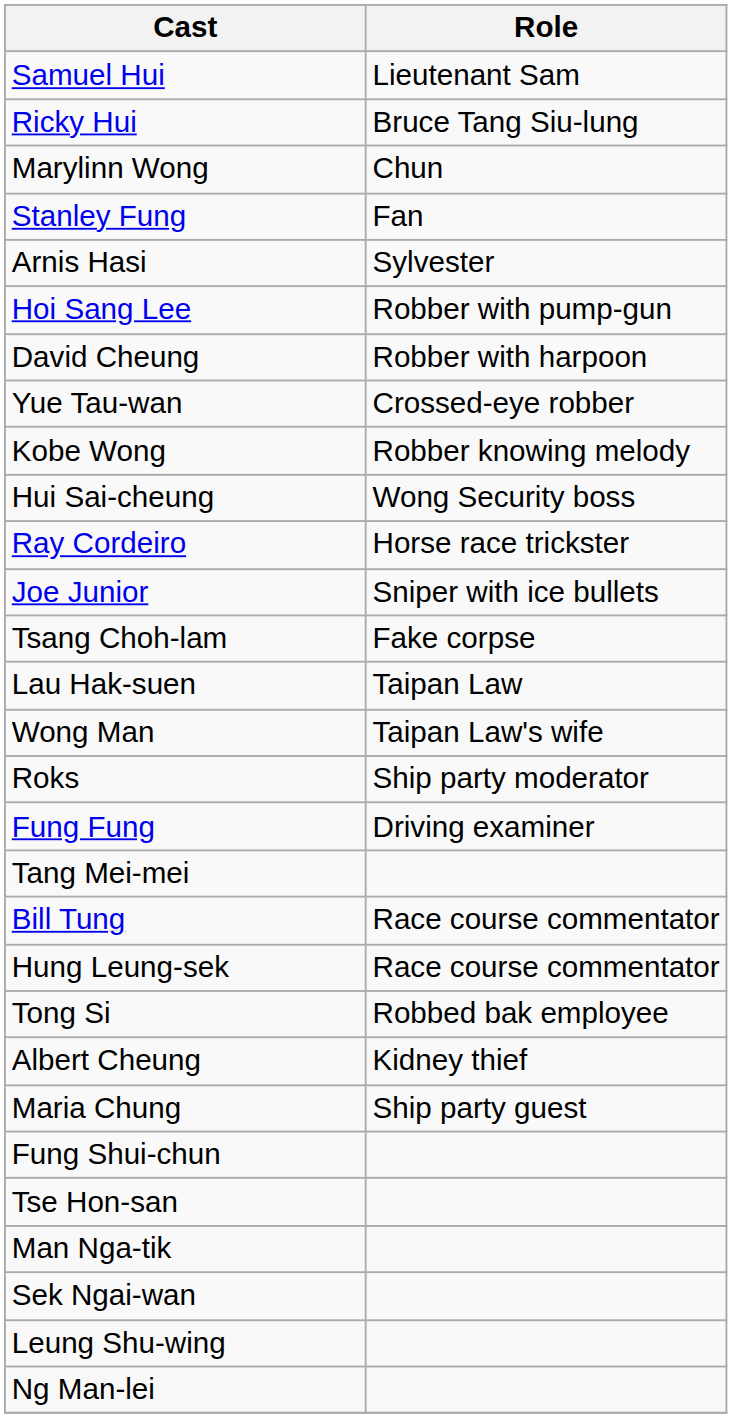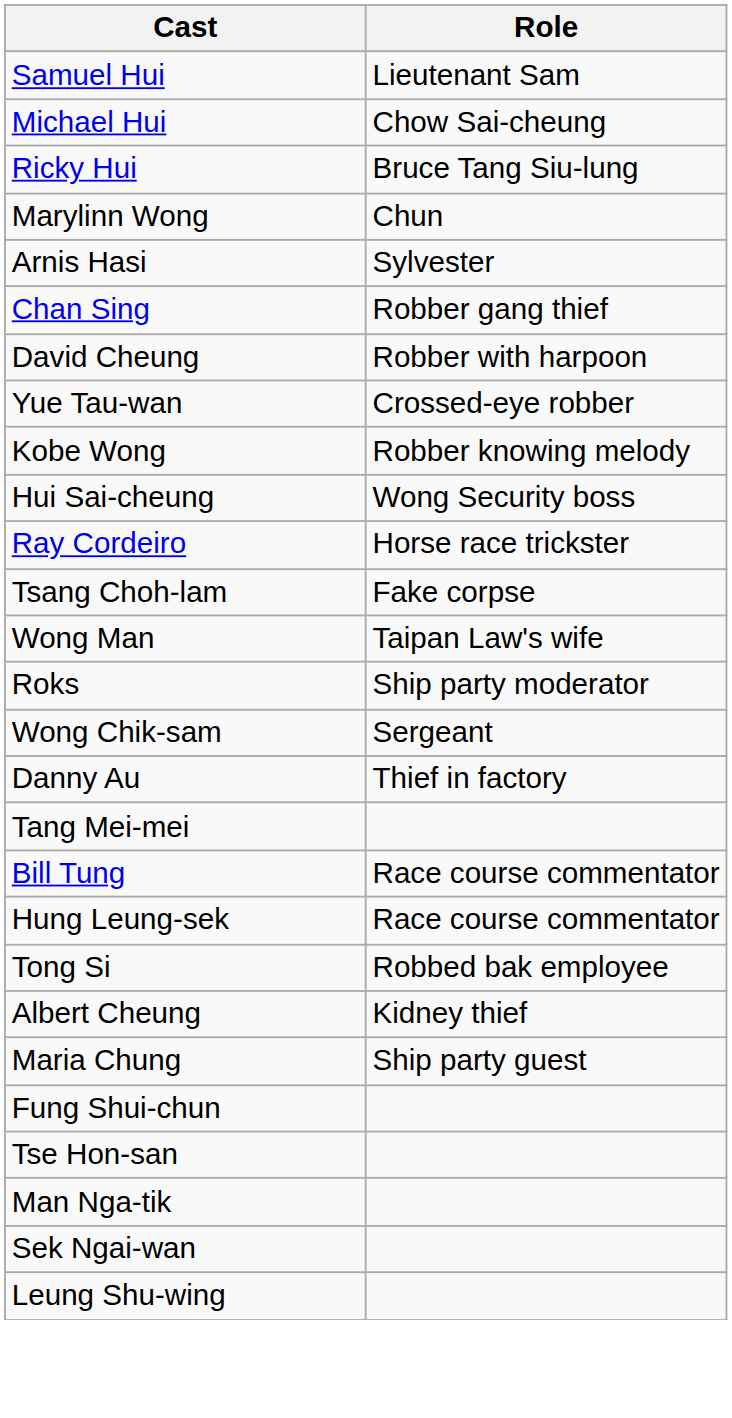+ row: (89, 121)
- row: (99, 215)
+ row: (81, 309)
- row: (101, 309)
- row: (80, 591)
- row: (104, 685)
+ row: (117, 732)
+ row: (76, 779)
- row: (83, 826)
- row: (83, 1389)
